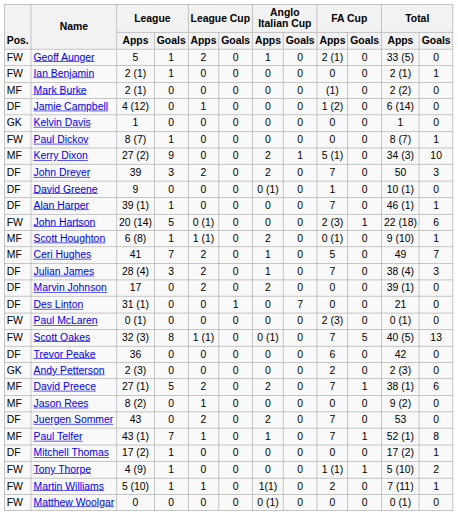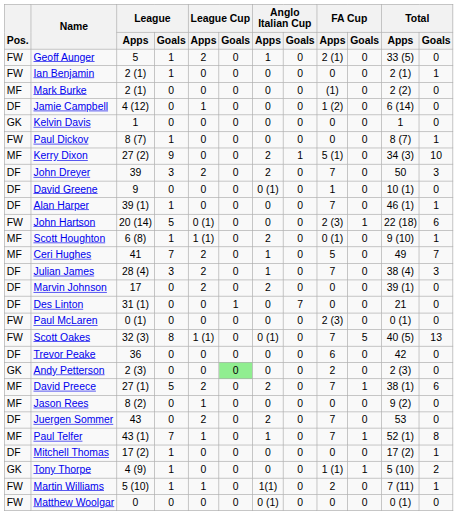(236, 370) no background -> (236, 370) lightgreen background
(15, 469) FW -> (14, 469) GK
